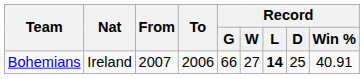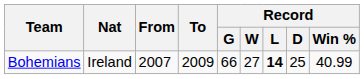(198, 62) 2006 -> (198, 62) 2009
(334, 62) 40.91 -> (334, 62) 40.99
